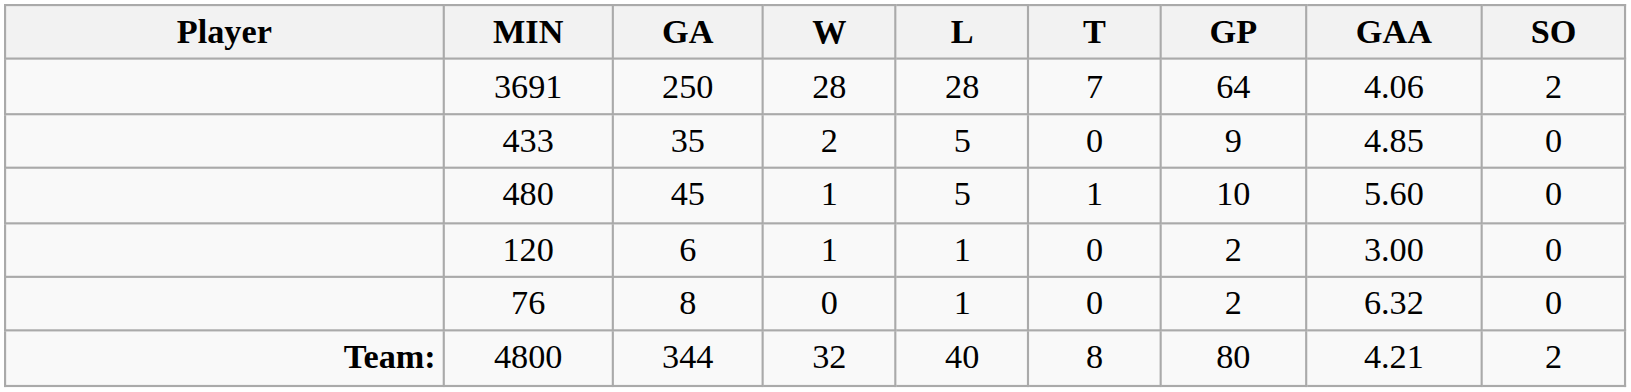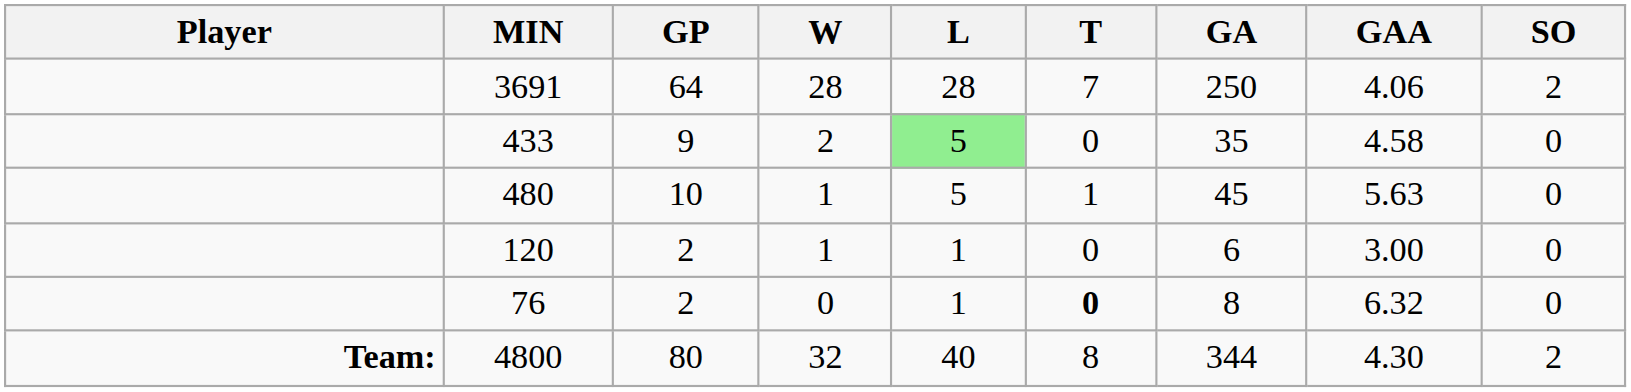columns swapped: (1233, 31) <-> (688, 31)
(962, 140) no background -> (958, 140) lightgreen background
(1394, 140) 4.85 -> (1394, 140) 4.58
(1394, 194) 5.60 -> (1394, 194) 5.63
(1094, 303) normal -> (1091, 303) bold
(1394, 357) 4.21 -> (1394, 357) 4.30
